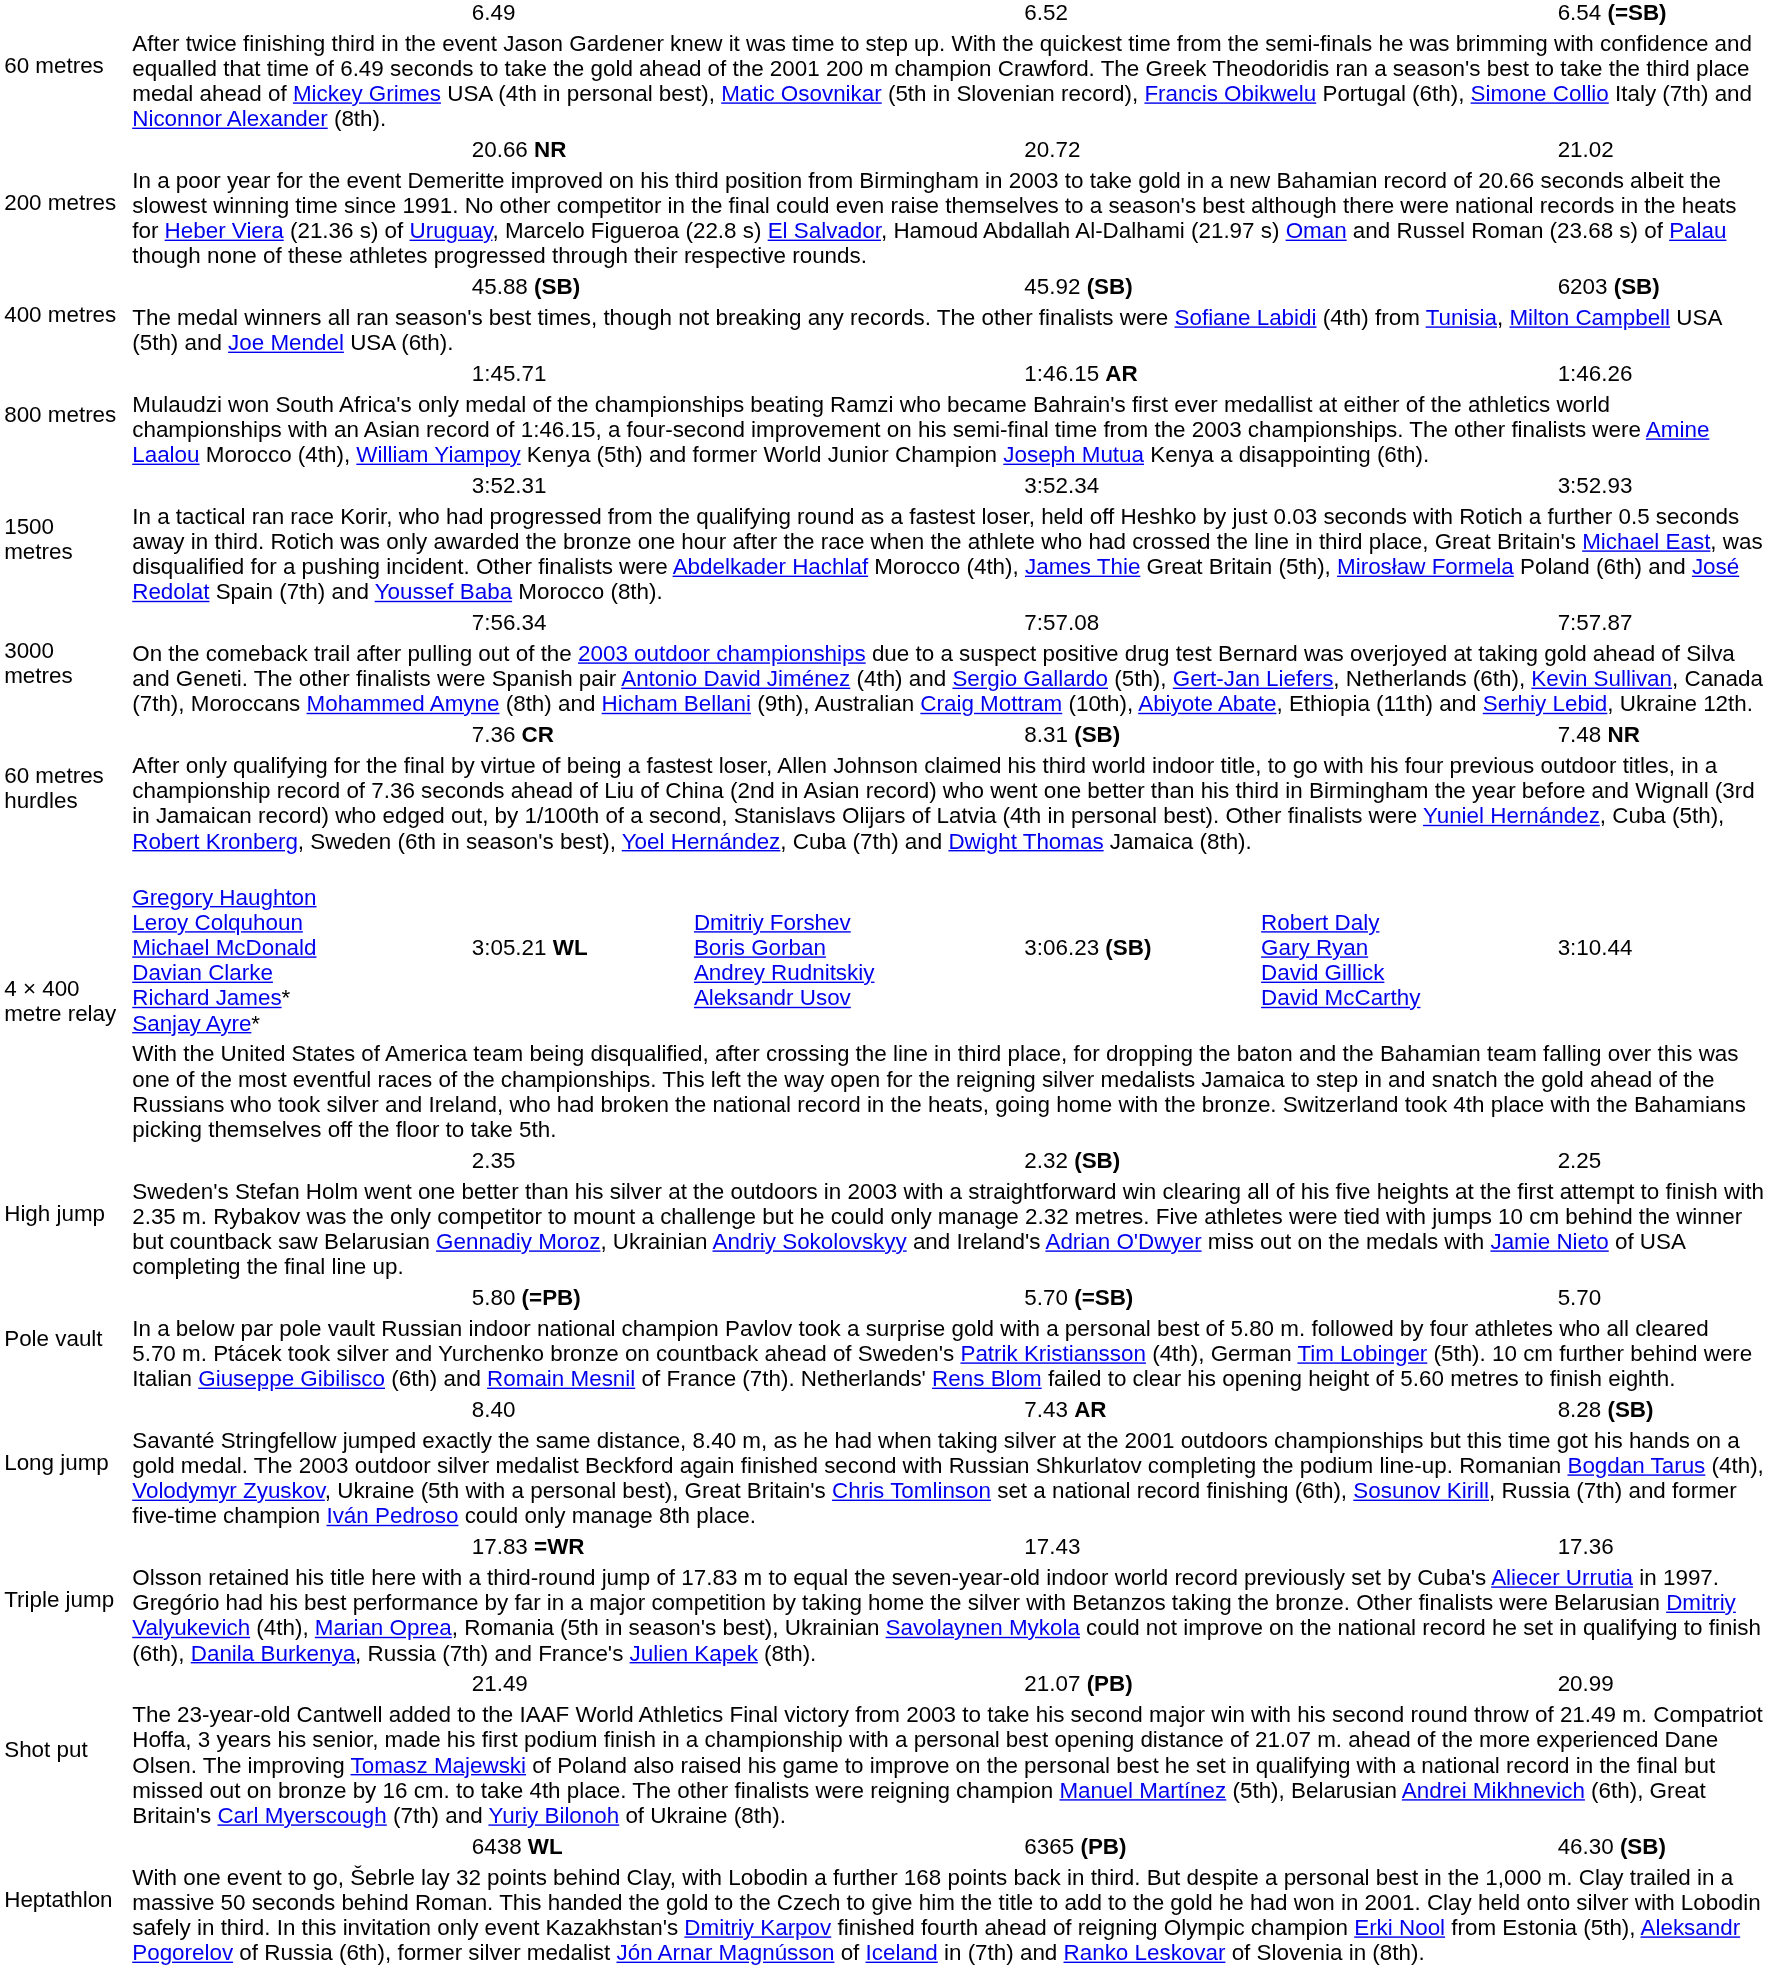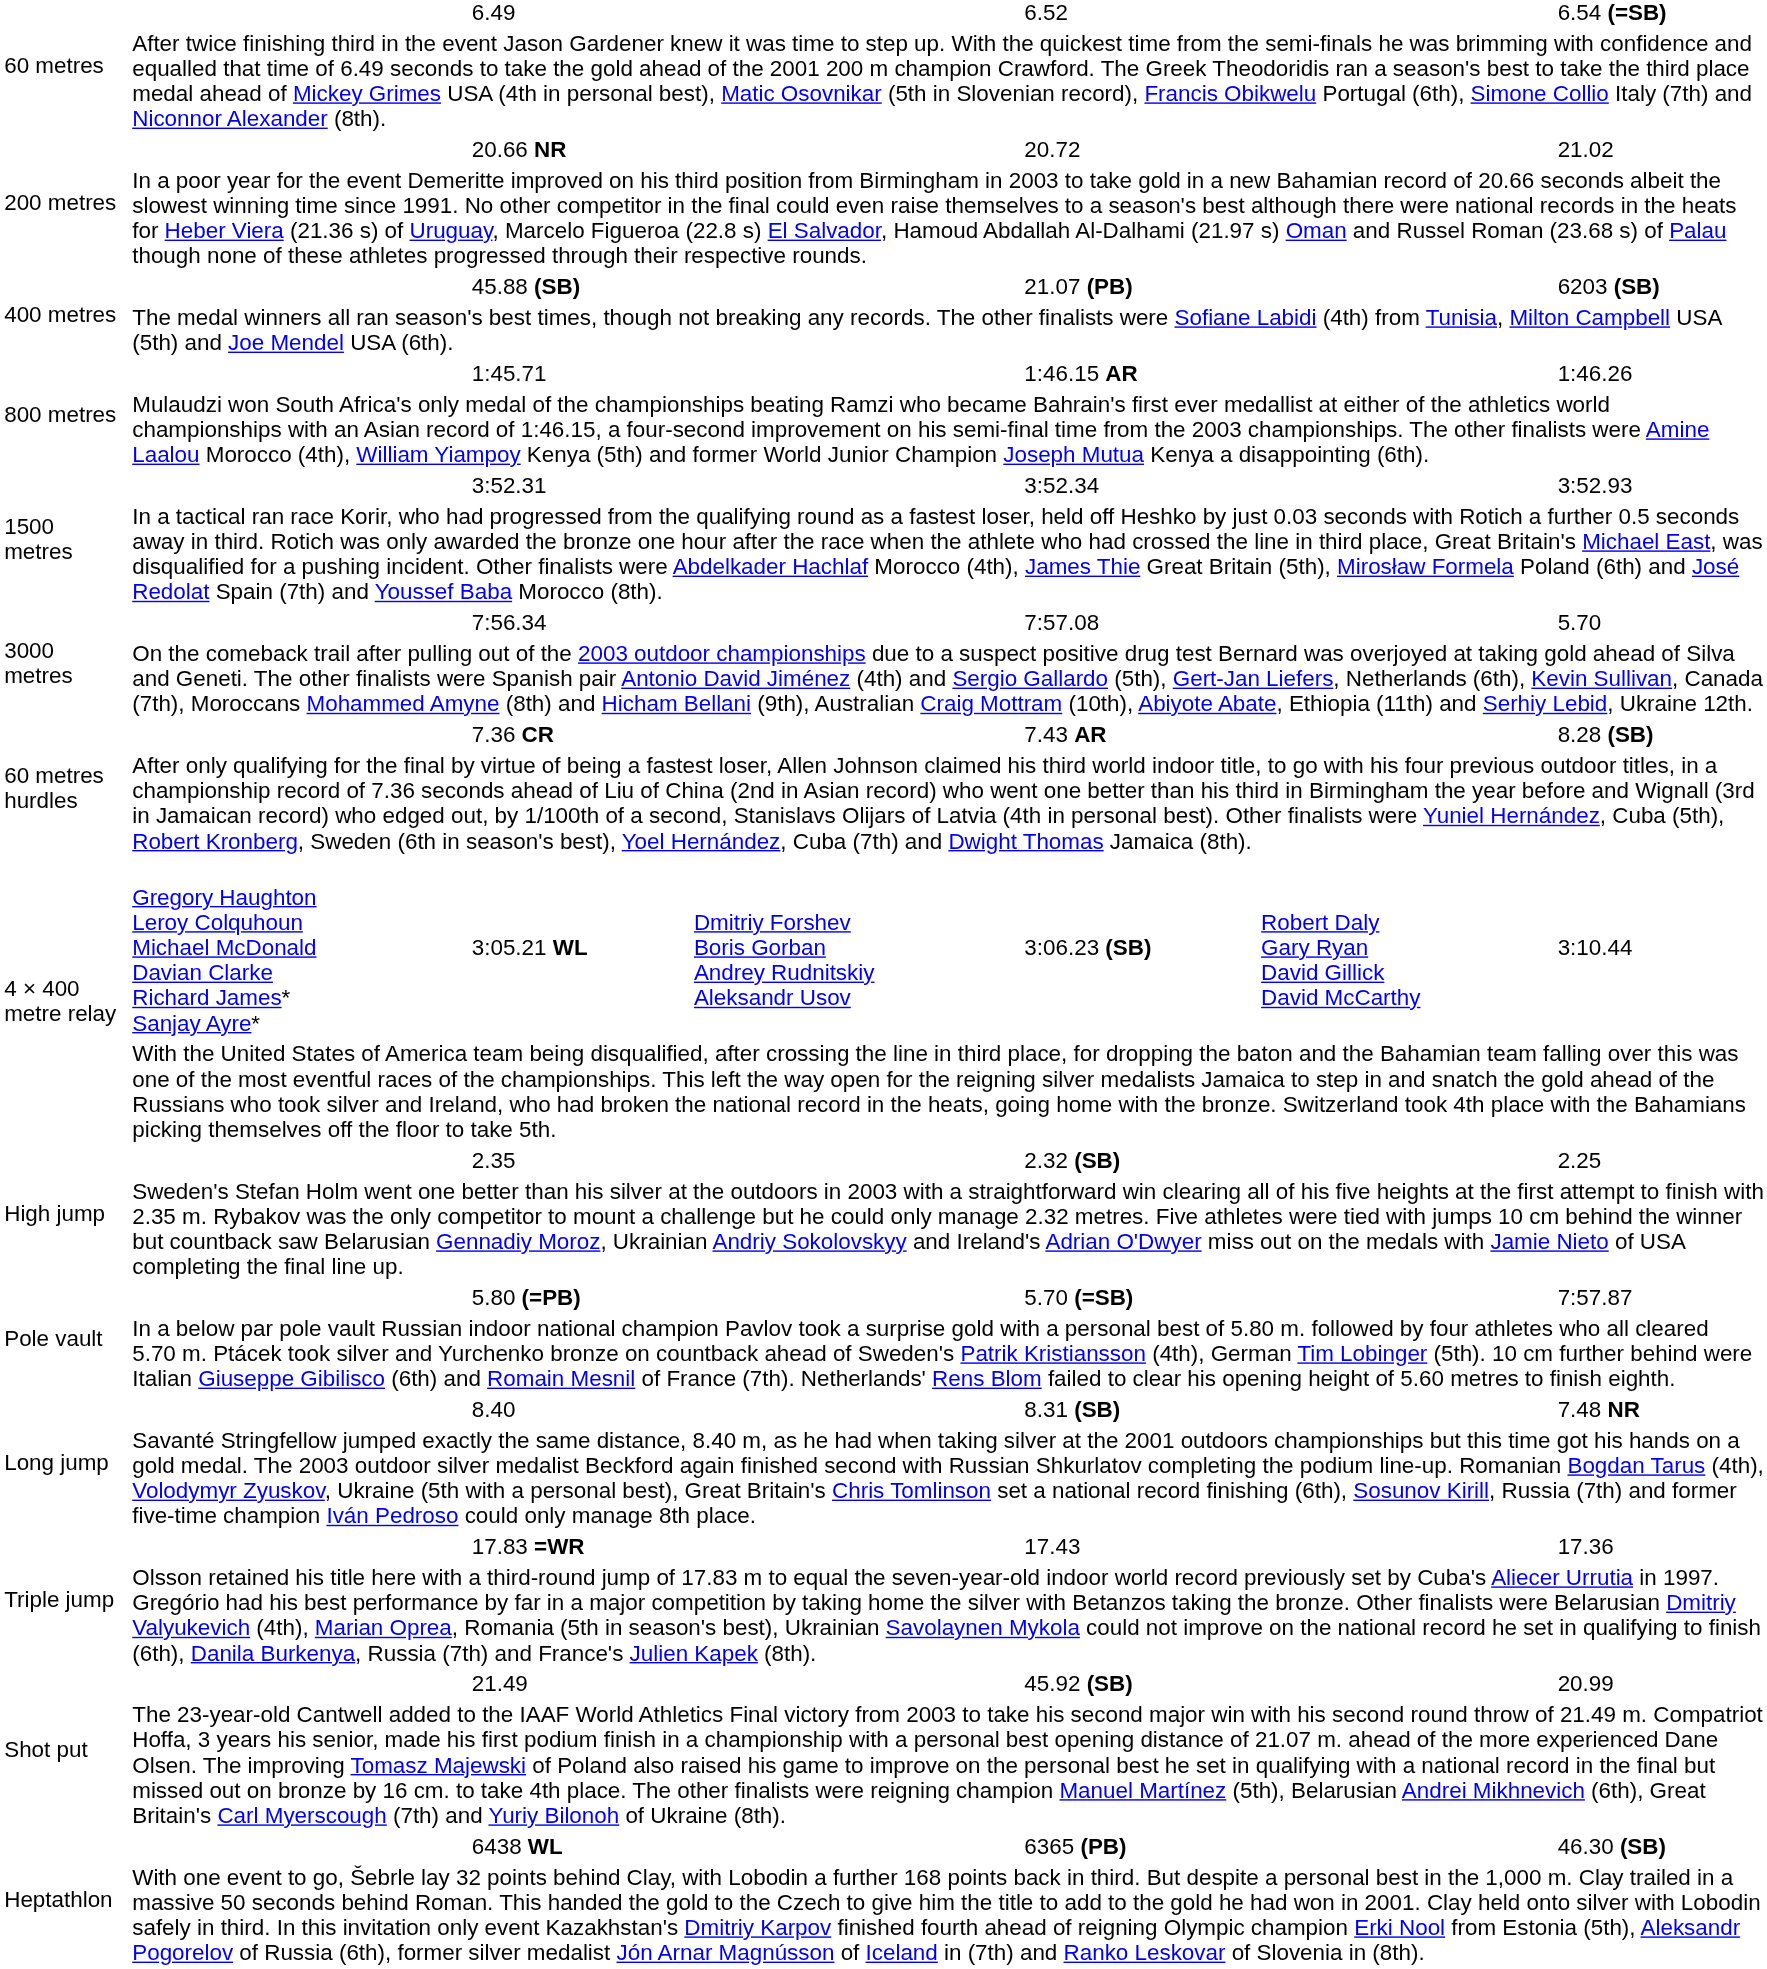(1079, 286) 45.92 (SB) -> (1079, 286) 21.07 (PB)
(1595, 622) 7:57.87 -> (1579, 622) 5.70
(1072, 734) 8.31 (SB) -> (1065, 734) 7.43 AR
(1599, 734) 7.48 NR -> (1606, 734) 8.28 (SB)
(1579, 1297) 5.70 -> (1595, 1297) 7:57.87
(1065, 1409) 7.43 AR -> (1072, 1409) 8.31 (SB)
(1606, 1409) 8.28 (SB) -> (1599, 1409) 7.48 NR
(1079, 1684) 21.07 (PB) -> (1079, 1684) 45.92 (SB)
